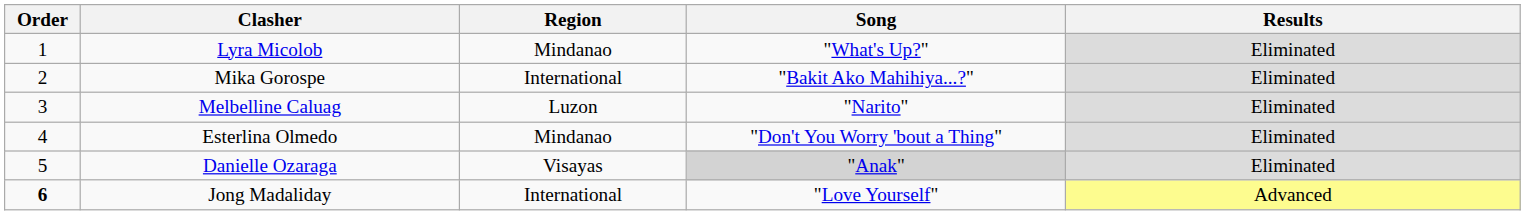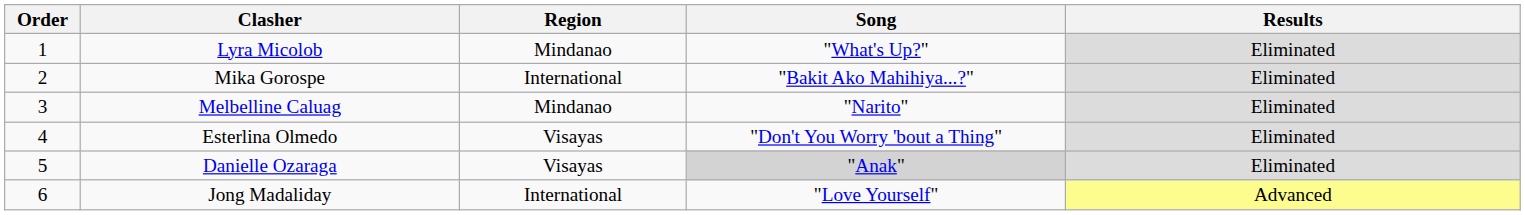(573, 107) Luzon -> (573, 107) Mindanao
(573, 136) Mindanao -> (573, 136) Visayas
(42, 195) bold -> (42, 195) normal
